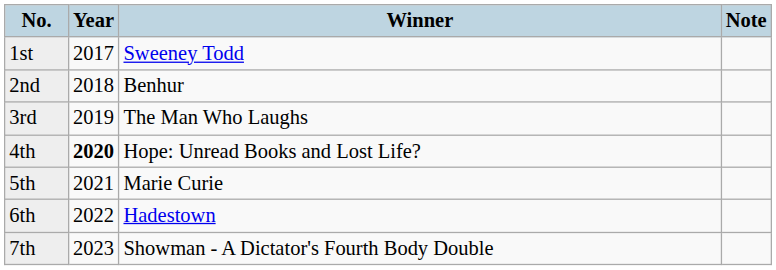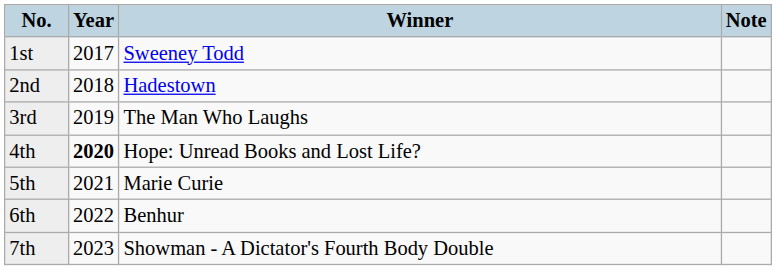(154, 85) Benhur -> (170, 85) Hadestown
(170, 215) Hadestown -> (154, 215) Benhur
